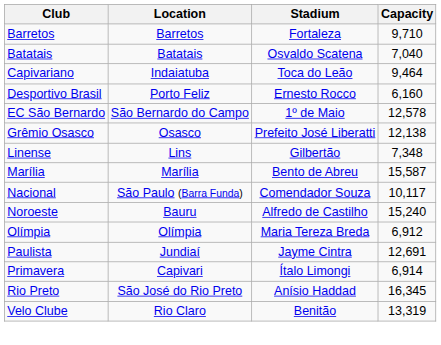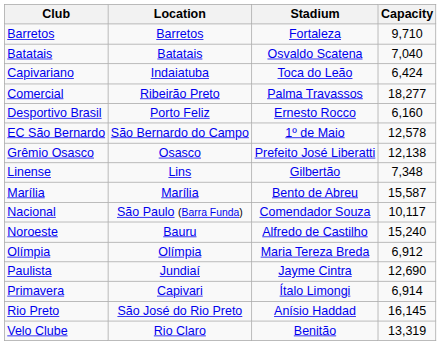(407, 73) 9,464 -> (407, 73) 6,424
+ row: (35, 93)
(407, 251) 12,691 -> (407, 271) 12,690
(407, 291) 16,345 -> (407, 311) 16,145
